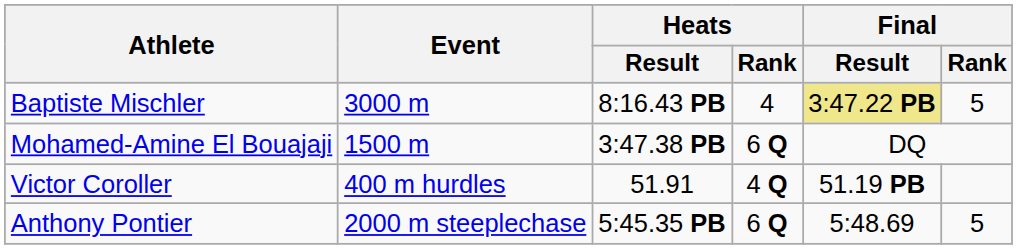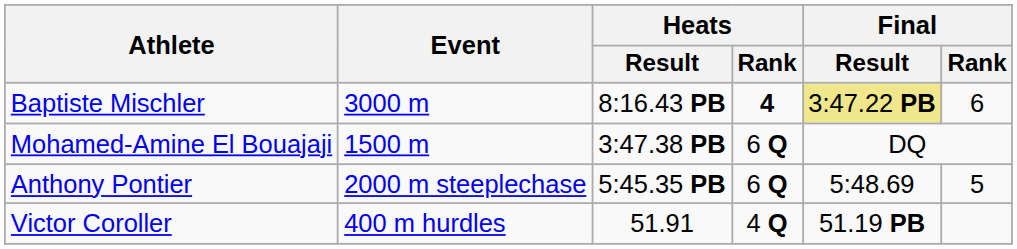(767, 104) normal -> (767, 104) bold
(977, 104) 5 -> (977, 104) 6
rows swapped: (91, 184) <-> (101, 224)
